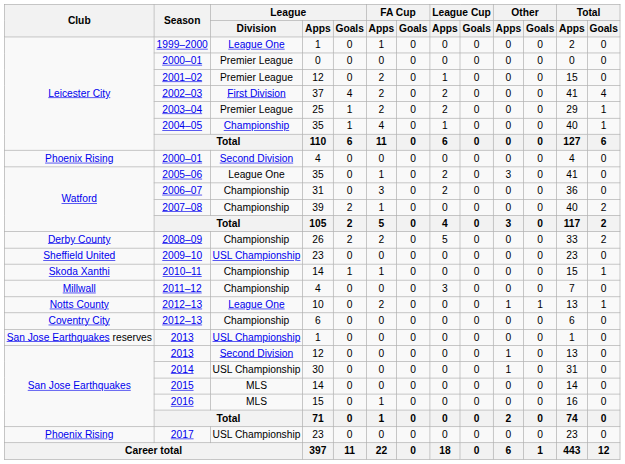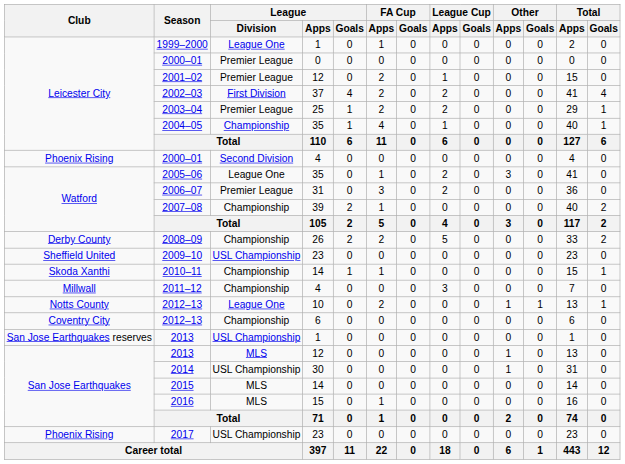(256, 191) Championship -> (256, 191) Premier League
(256, 353) Second Division -> (256, 353) MLS
